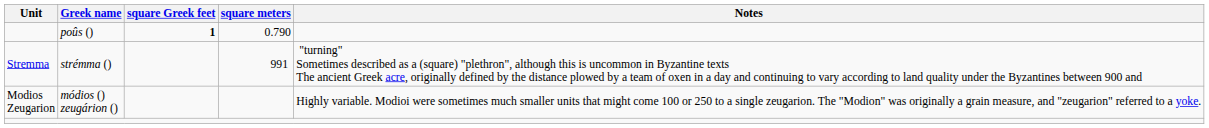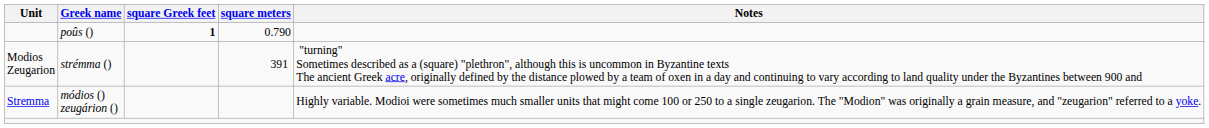(28, 63) Stremma -> (31, 63) Modios Zeugarion
(281, 63) 991 -> (281, 63) 391
(31, 102) Modios Zeugarion -> (28, 102) Stremma
